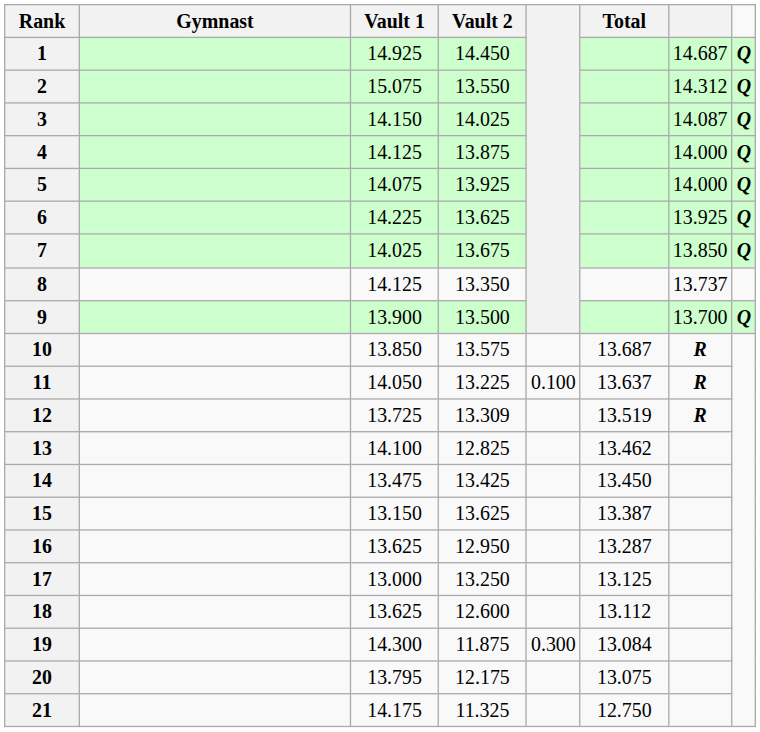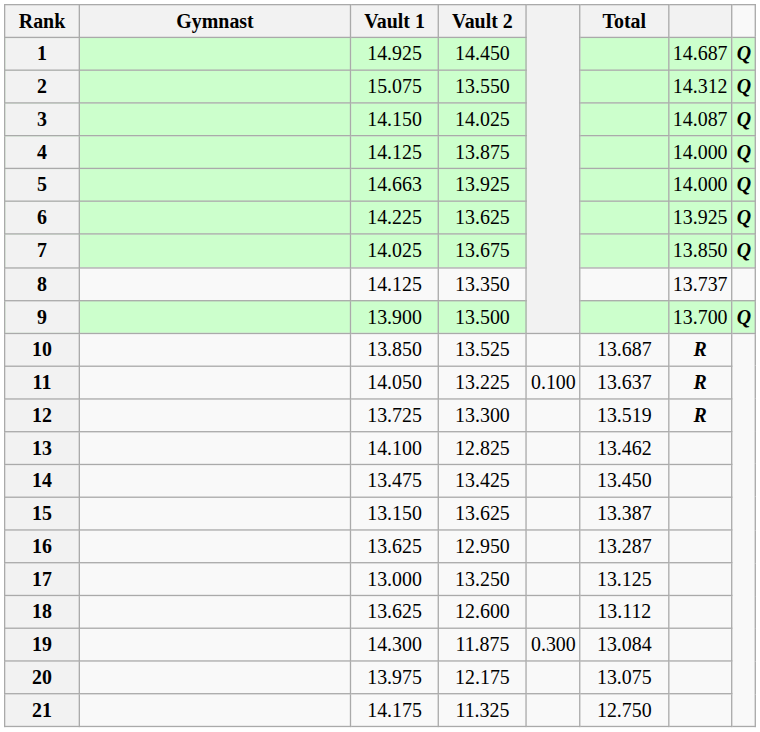(395, 185) 14.075 -> (395, 185) 14.663
(482, 349) 13.575 -> (482, 349) 13.525
(482, 415) 13.309 -> (482, 415) 13.300
(395, 677) 13.795 -> (395, 677) 13.975
